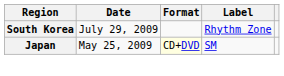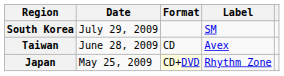(238, 29) Rhythm Zone -> (211, 29) SM
+ row: (40, 46)
(211, 46) SM -> (238, 62) Rhythm Zone
